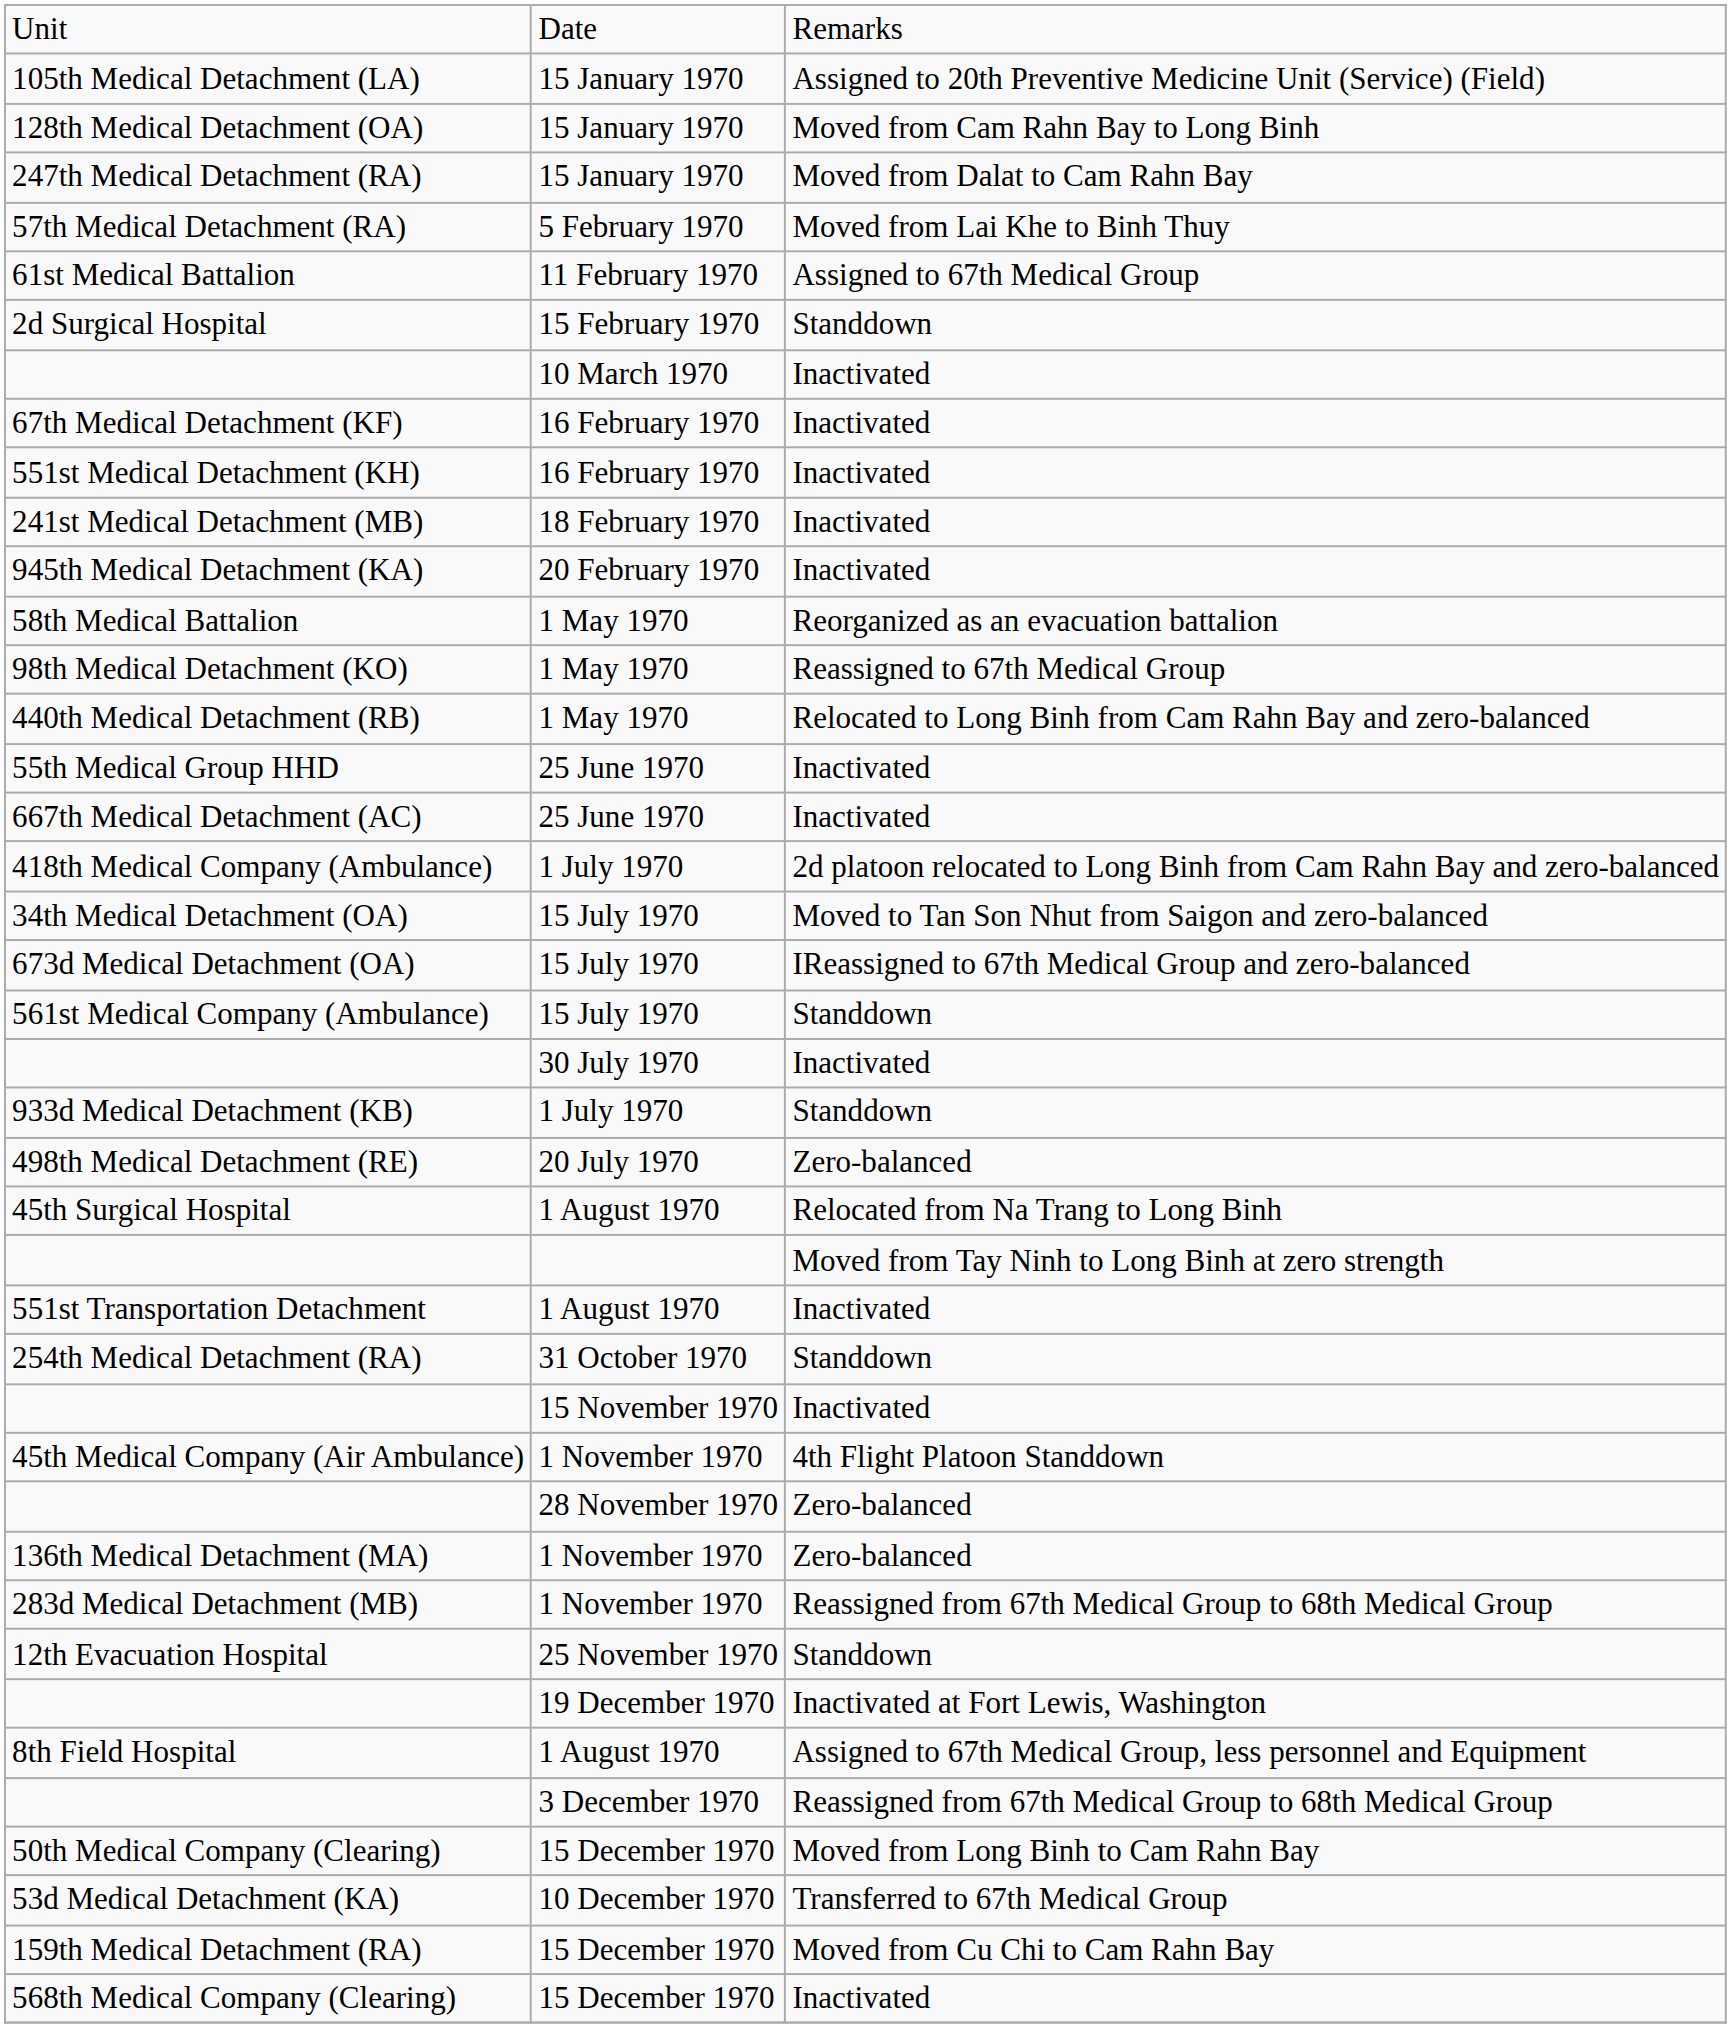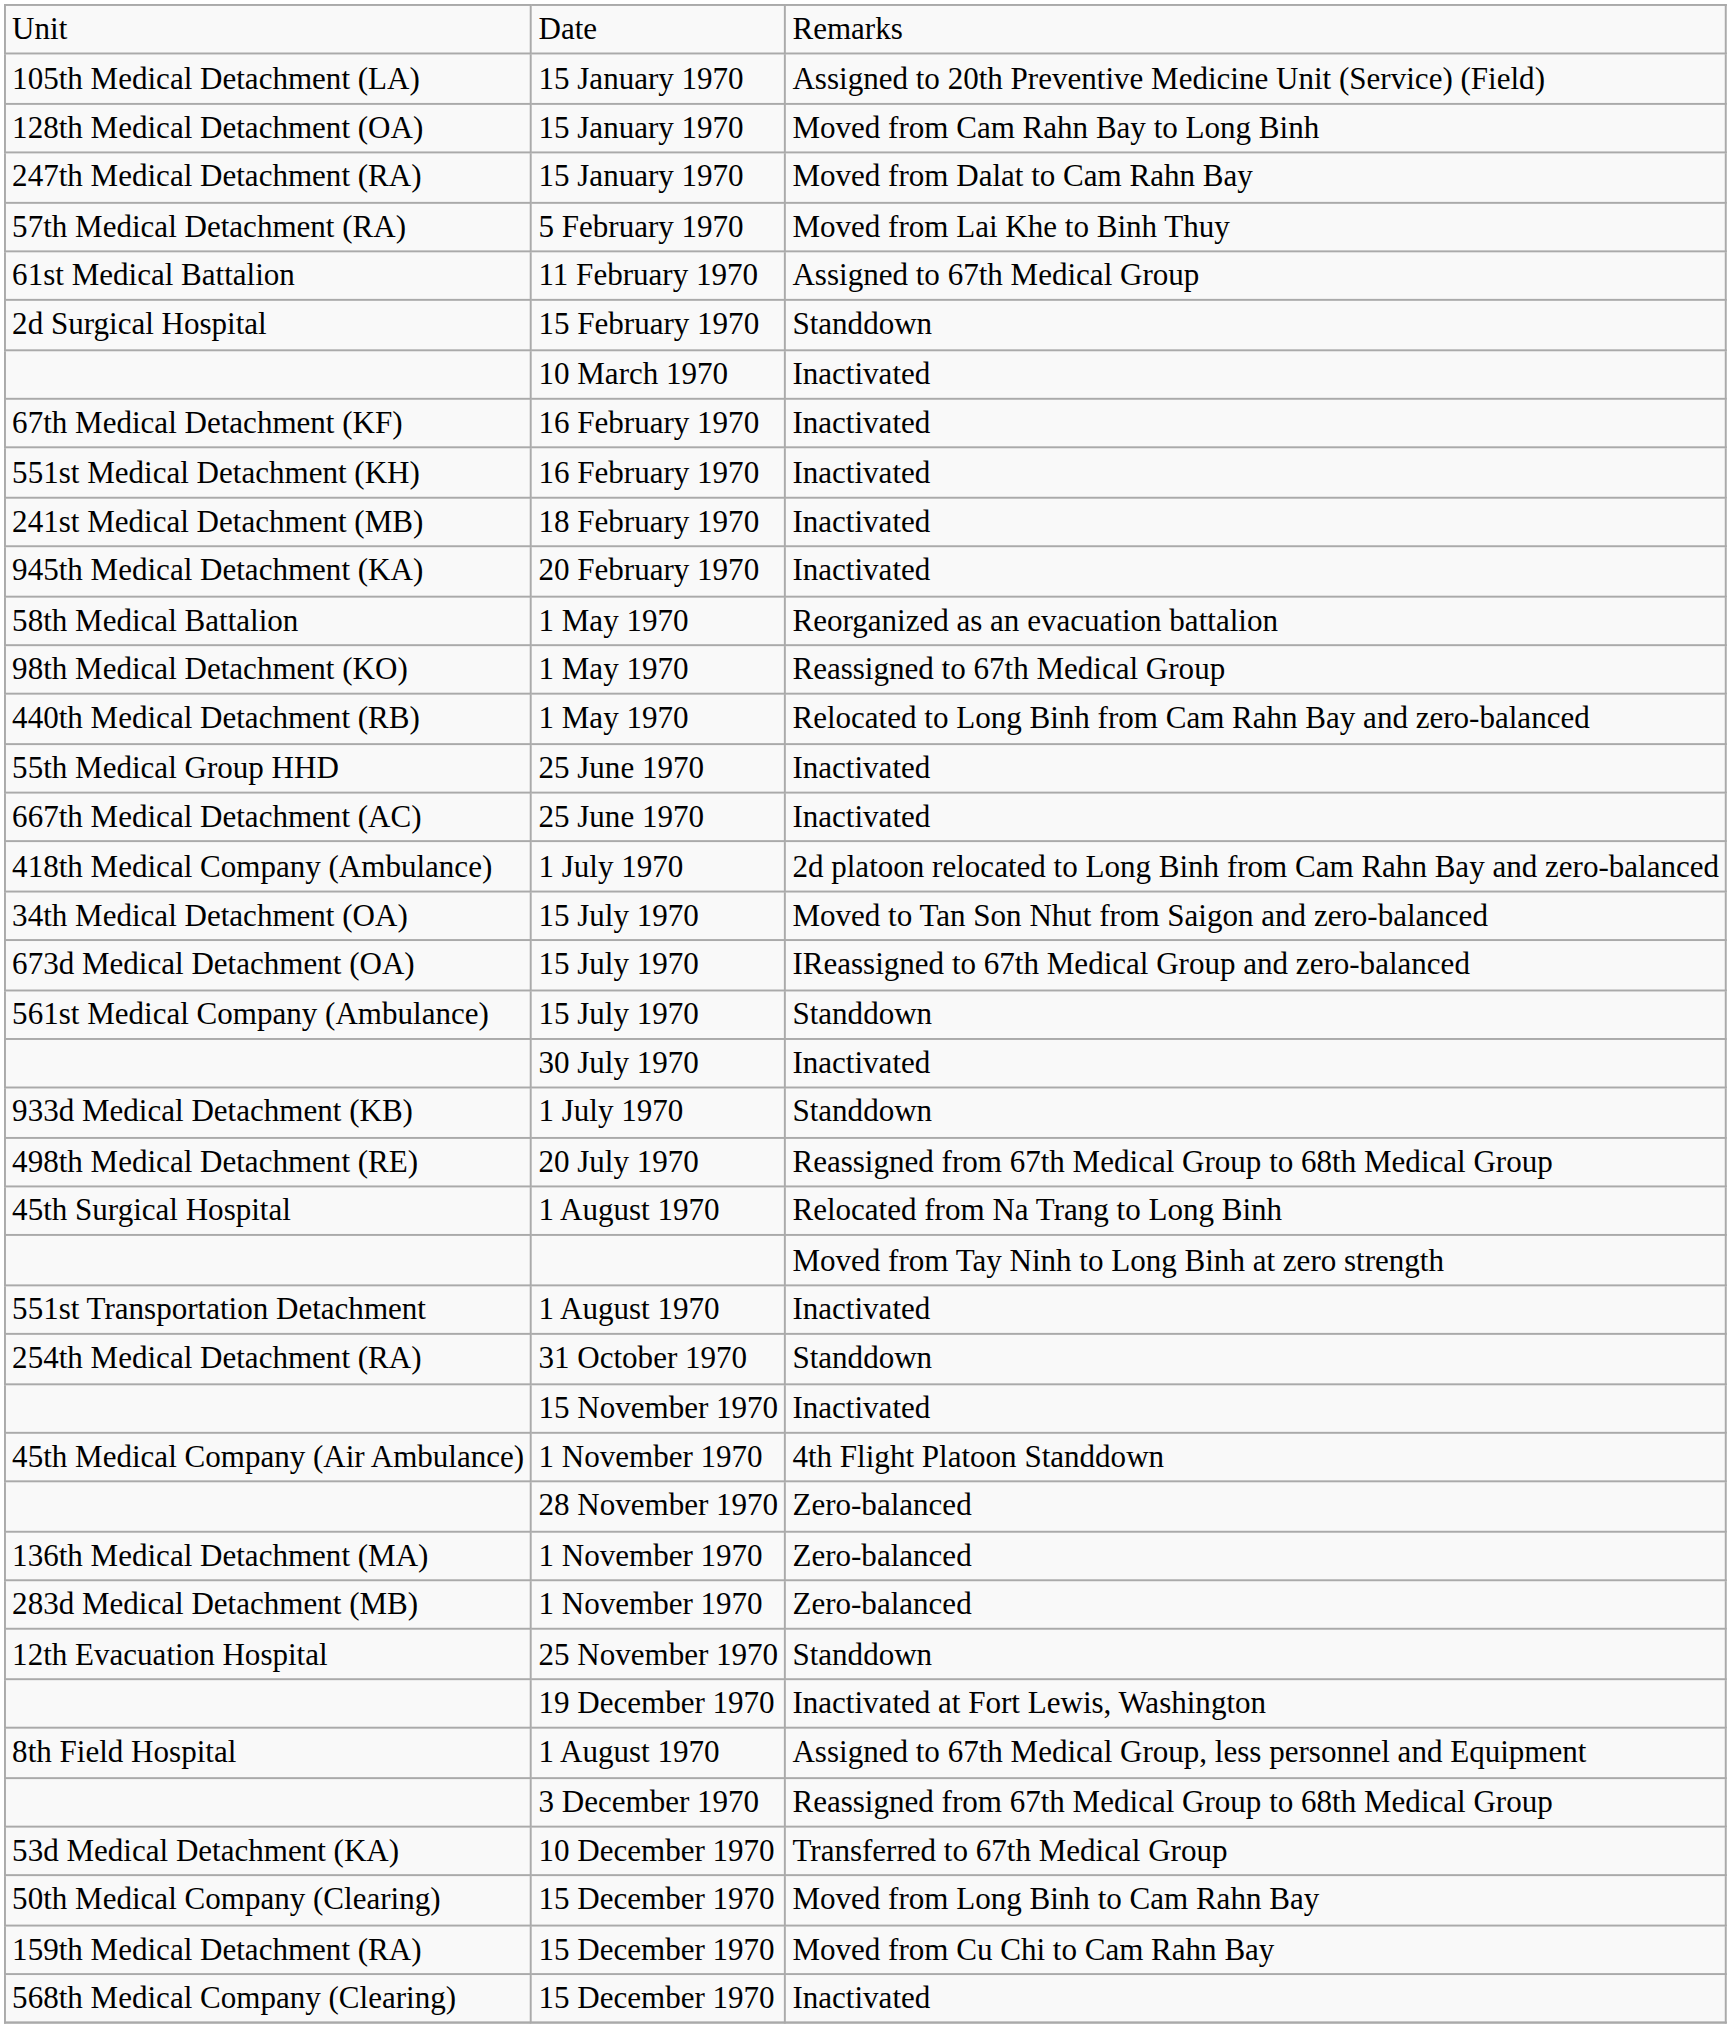(882, 1161) Zero-balanced -> (1173, 1161) Reassigned from 67th Medical Group to 68th Medical Group
(1173, 1604) Reassigned from 67th Medical Group to 68th Medical Group -> (882, 1604) Zero-balanced
rows swapped: (206, 1899) <-> (226, 1850)
